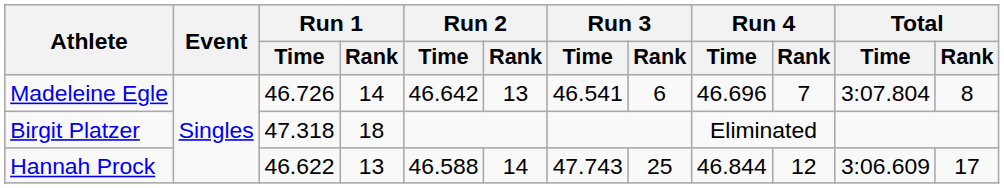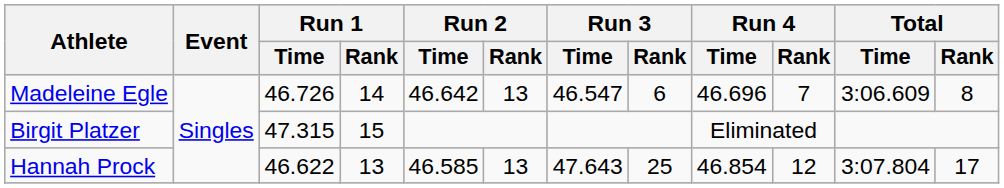(588, 94) 46.541 -> (588, 94) 46.547
(885, 94) 3:07.804 -> (885, 94) 3:06.609
(299, 130) 47.318 -> (299, 130) 47.315
(371, 130) 18 -> (371, 130) 15
(444, 166) 46.588 -> (444, 166) 46.585
(516, 166) 14 -> (516, 166) 13
(588, 166) 47.743 -> (588, 166) 47.643
(732, 166) 46.844 -> (732, 166) 46.854
(885, 166) 3:06.609 -> (885, 166) 3:07.804
